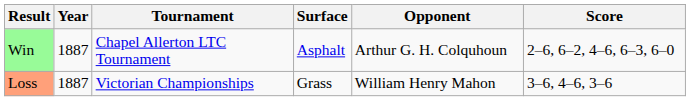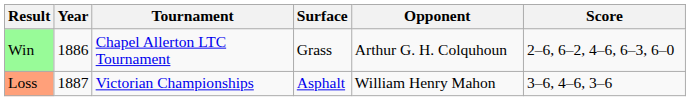(73, 50) 1887 -> (73, 50) 1886
(321, 50) Asphalt -> (314, 50) Grass
(314, 83) Grass -> (321, 83) Asphalt
